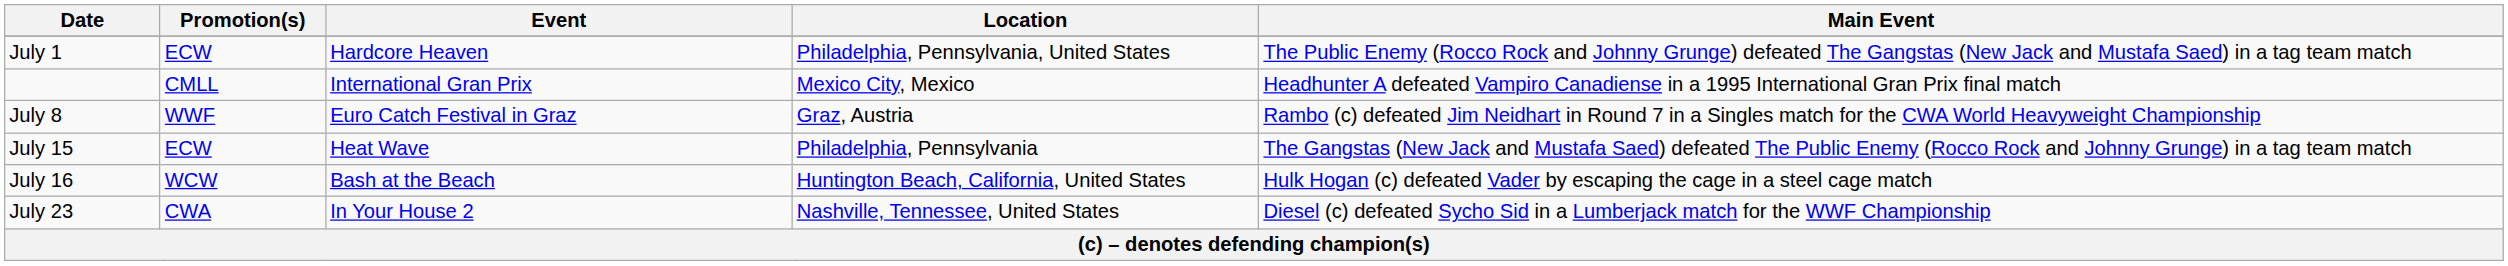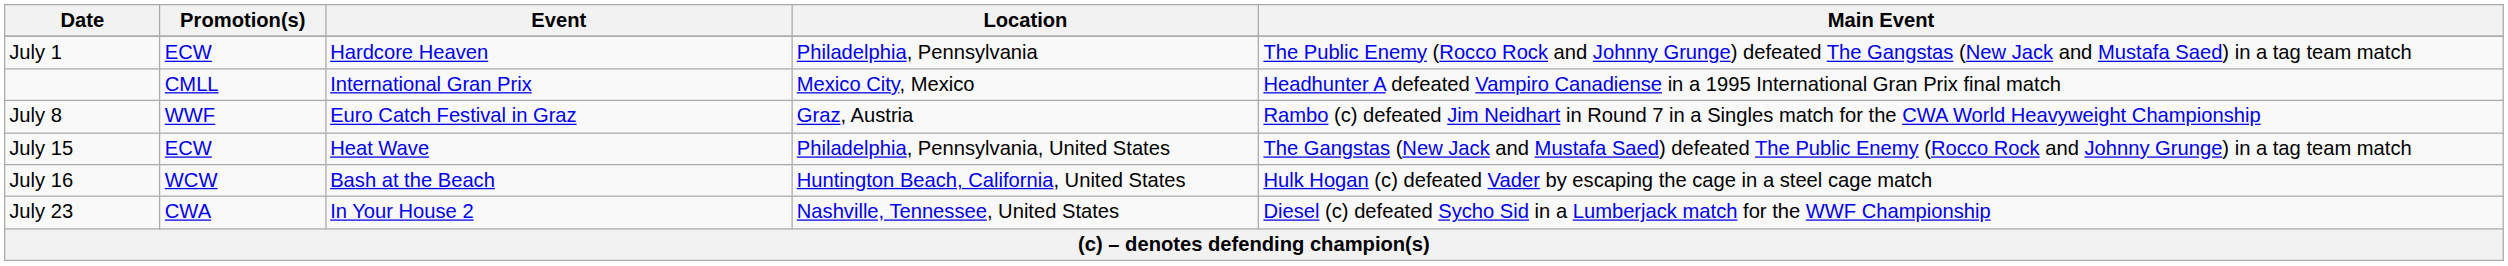(983, 52) Philadelphia, Pennsylvania, United States -> (917, 52) Philadelphia, Pennsylvania
(917, 148) Philadelphia, Pennsylvania -> (983, 148) Philadelphia, Pennsylvania, United States
